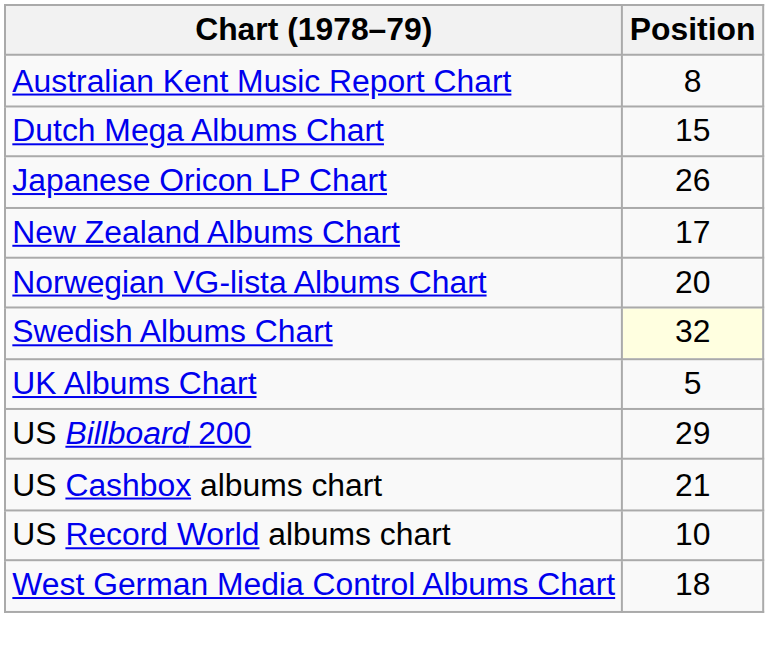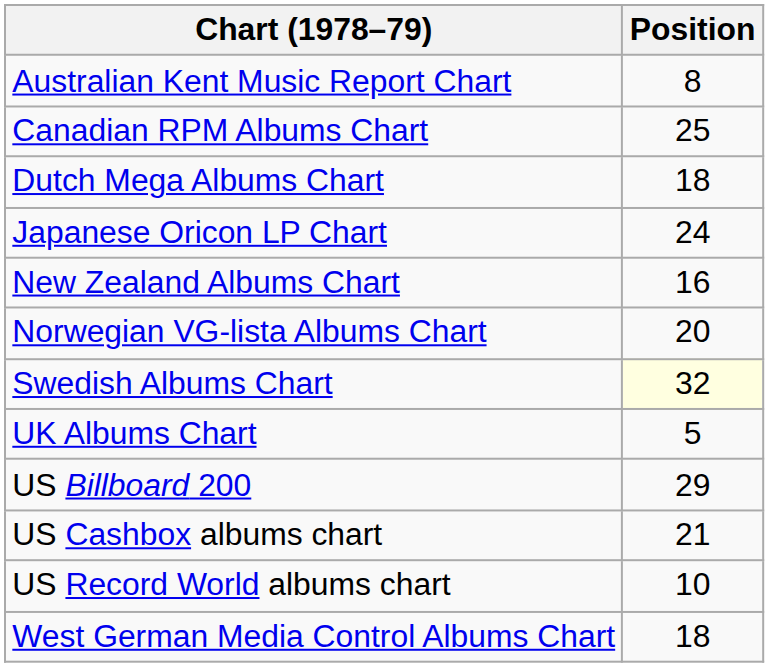+ row: (220, 130)
(693, 130) 15 -> (693, 181) 18
(693, 181) 26 -> (693, 231) 24
(693, 231) 17 -> (693, 282) 16
